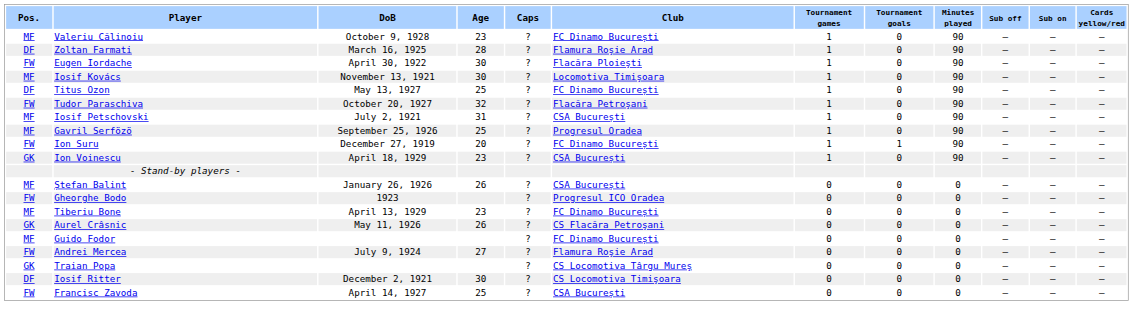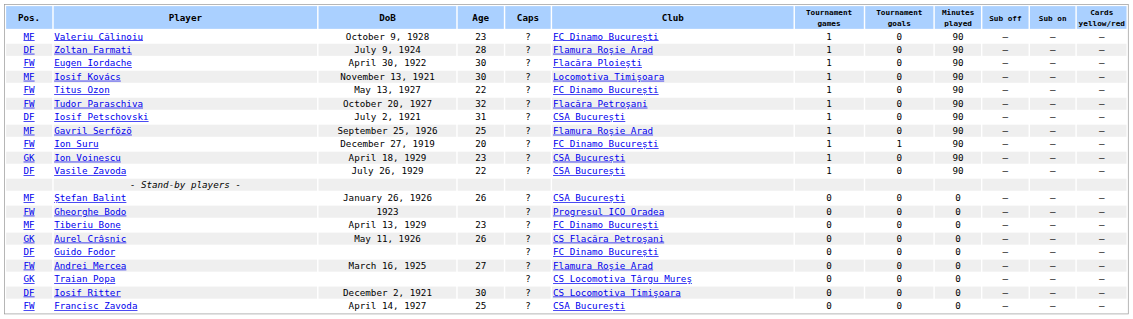(388, 50) March 16, 1925 -> (388, 50) July 9, 1924
(29, 90) DF -> (29, 90) FW
(481, 90) 25 -> (481, 90) 22
(29, 117) MF -> (29, 117) DF
(598, 131) Progresul Oradea -> (603, 131) Flamura Roşie Arad
+ row: (90, 171)
(29, 239) MF -> (29, 252) DF
(388, 252) July 9, 1924 -> (388, 266) March 16, 1925
